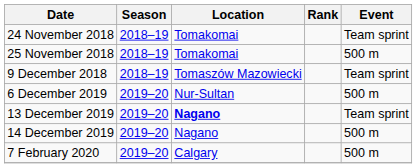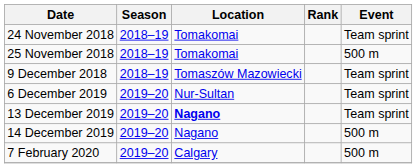(361, 94) 500 m -> (376, 94) Team sprint
